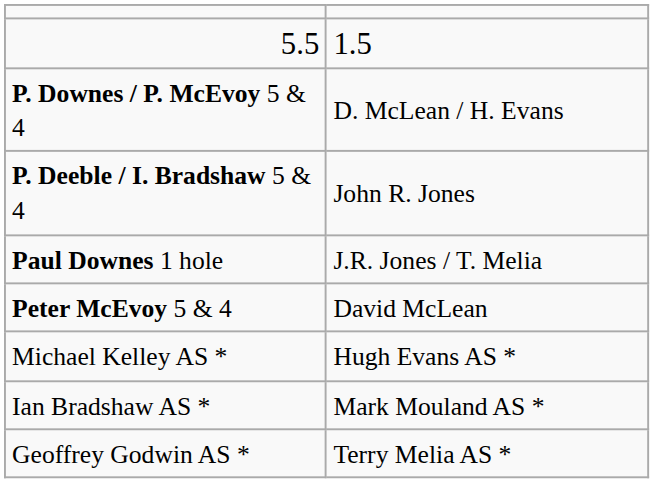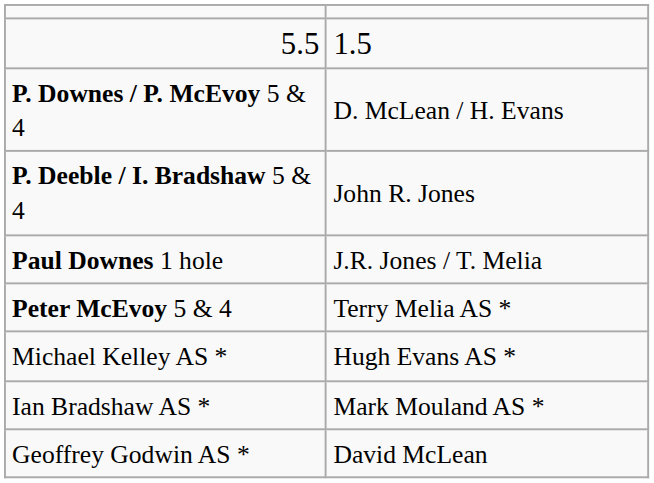(410, 308) David McLean -> (422, 308) Terry Melia AS *
(422, 455) Terry Melia AS * -> (410, 455) David McLean
